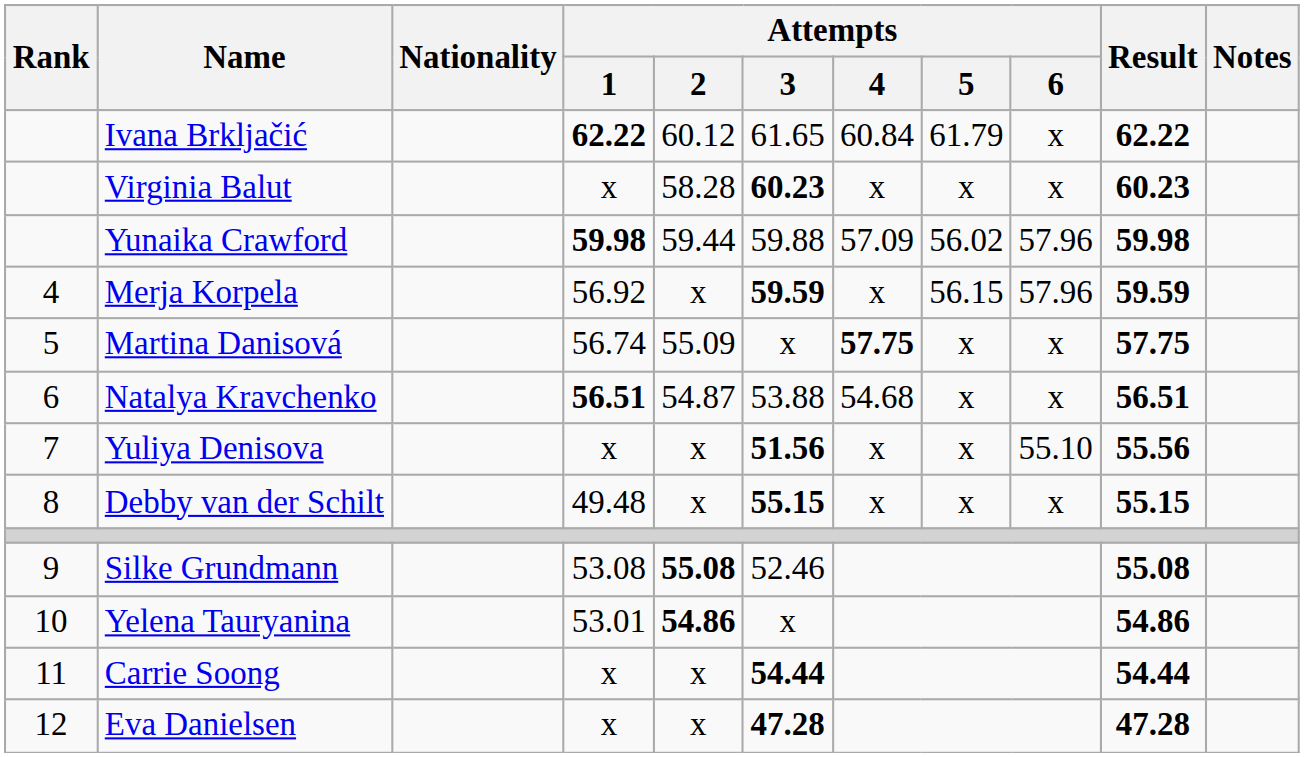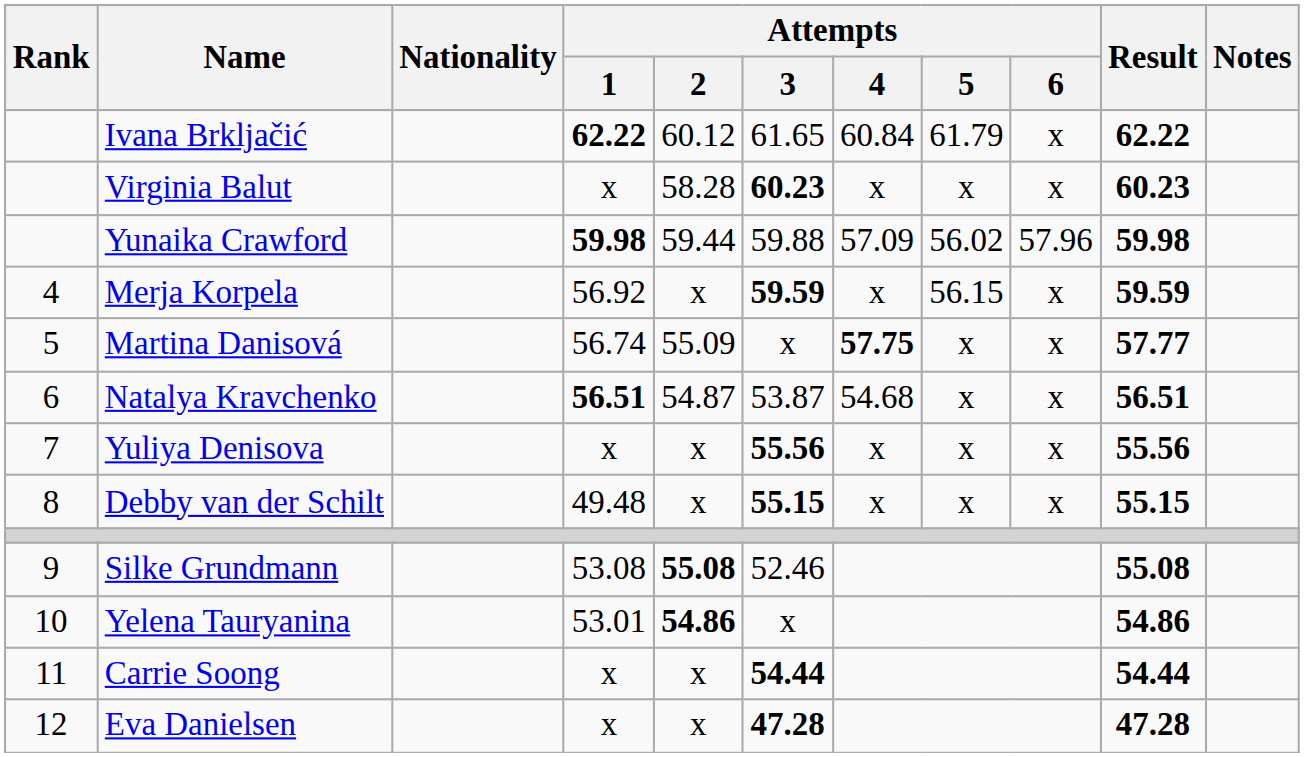(1056, 291) 57.96 -> (1056, 291) x
(1153, 344) 57.75 -> (1153, 344) 57.77
(788, 396) 53.88 -> (788, 396) 53.87
(788, 448) 51.56 -> (788, 448) 55.56
(1056, 448) 55.10 -> (1056, 448) x
